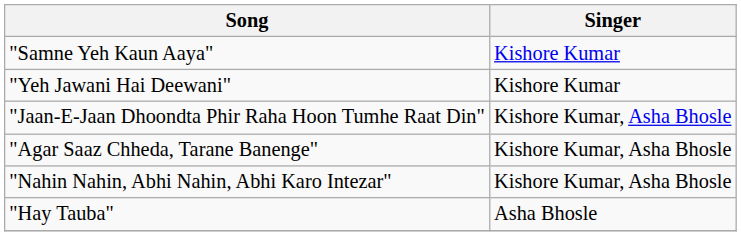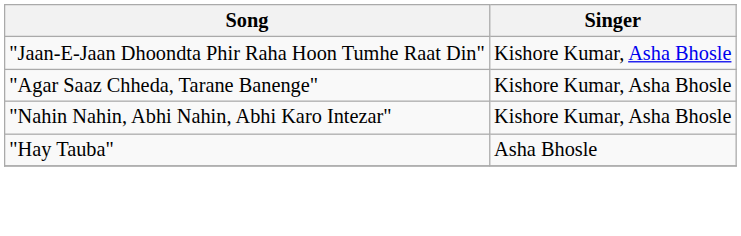- row: (111, 52)
- row: (120, 85)
